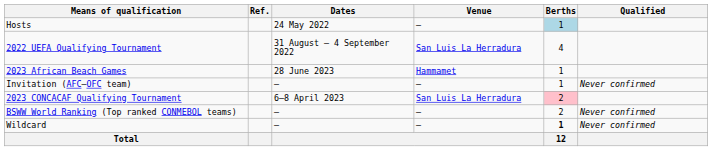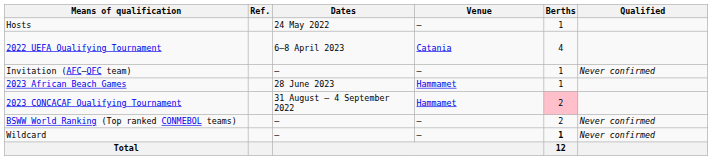(561, 25) lightblue background -> (561, 25) no background
(332, 48) 31 August – 4 September 2022 -> (309, 48) 6–8 April 2023
(469, 48) San Luis La Herradura -> (434, 48) Catania
rows swapped: (66, 71) <-> (69, 85)
(309, 98) 6–8 April 2023 -> (332, 103) 31 August – 4 September 2022
(469, 98) San Luis La Herradura -> (437, 103) Hammamet
